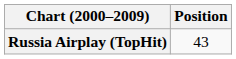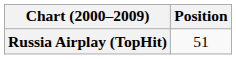(201, 41) 43 -> (201, 41) 51
